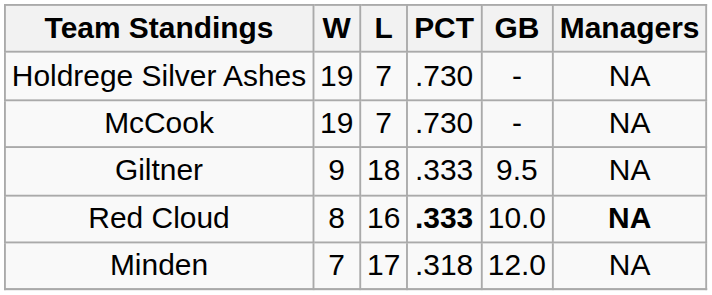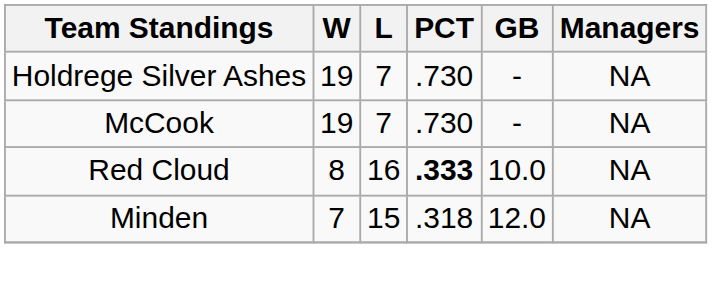- row: (159, 170)
(630, 218) bold -> (630, 170) normal
(384, 265) 17 -> (384, 218) 15
